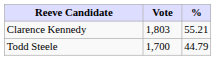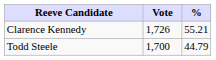(158, 30) 1,803 -> (158, 30) 1,726
